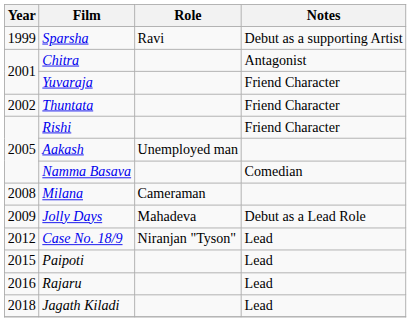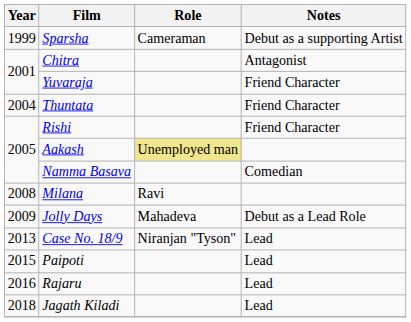(151, 37) Ravi -> (172, 37) Cameraman
(22, 104) 2002 -> (22, 104) 2004
(188, 149) no background -> (188, 149) khaki background
(172, 194) Cameraman -> (151, 194) Ravi
(22, 238) 2012 -> (22, 238) 2013
